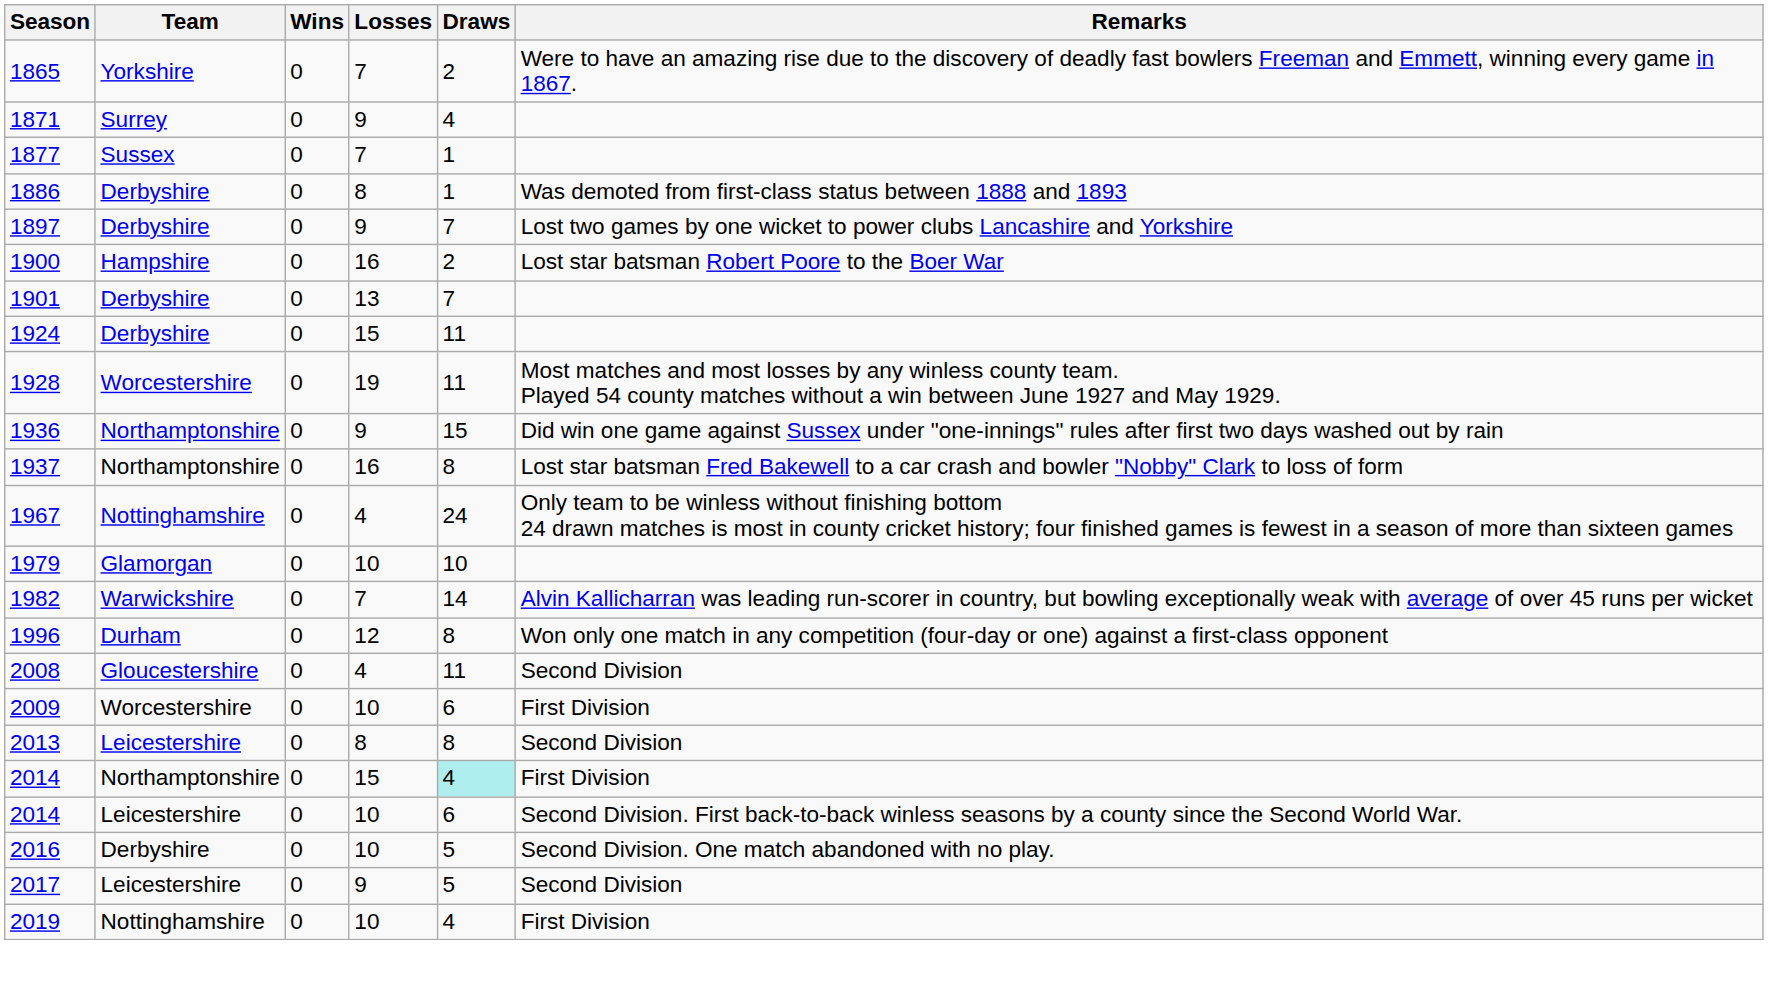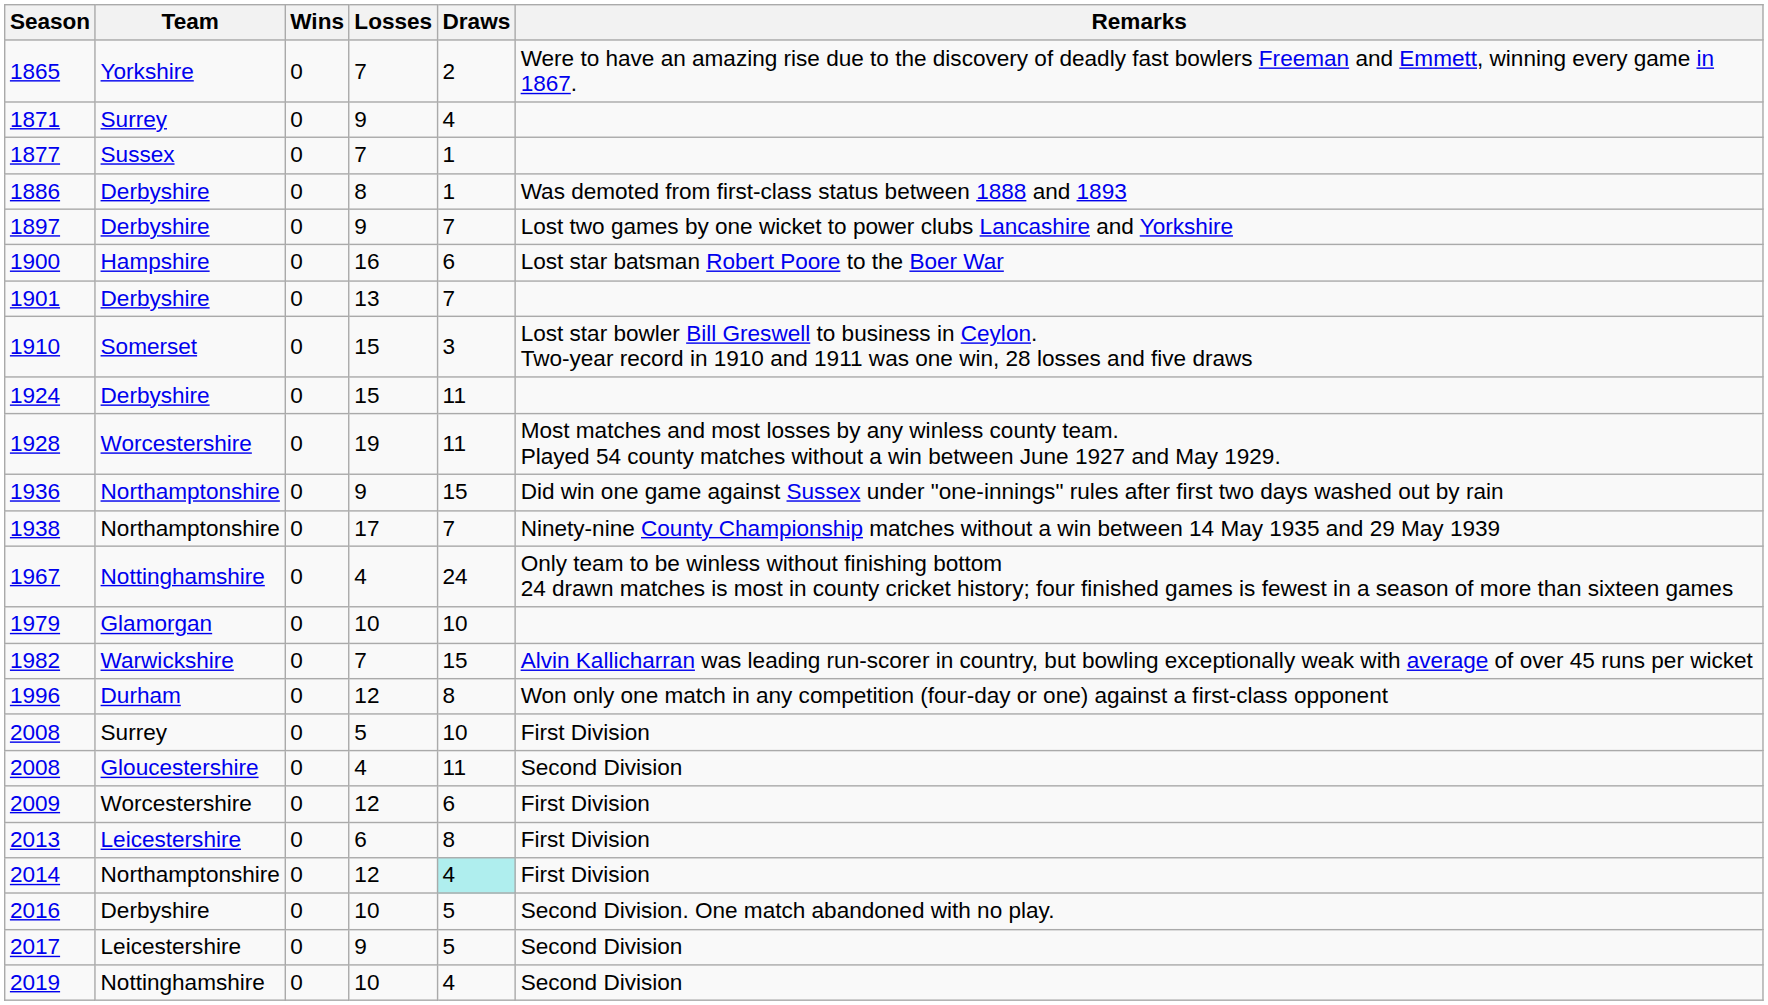(449, 262) 2 -> (449, 262) 6
+ row: (35, 346)
- row: (35, 466)
+ row: (35, 527)
(455, 599) 14 -> (455, 660) 15
+ row: (35, 732)
(367, 706) 10 -> (367, 803) 12
(361, 742) 8 -> (361, 839) 6
(602, 742) Second Division -> (585, 839) First Division
(367, 778) 15 -> (367, 875) 12
- row: (35, 814)
(585, 921) First Division -> (602, 982) Second Division
